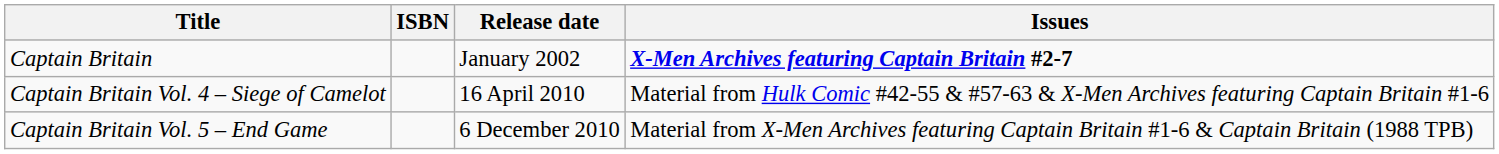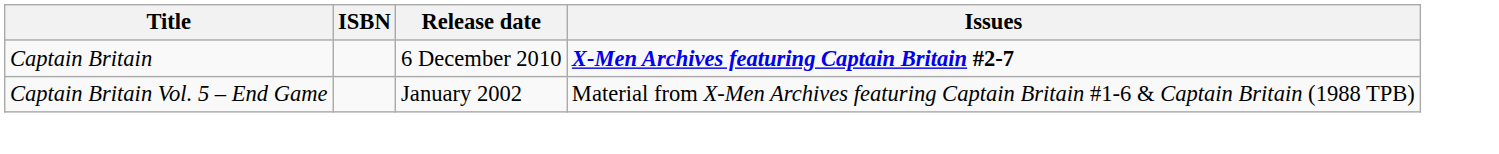(520, 58) January 2002 -> (481, 58) 6 December 2010
- row: (198, 93)
(540, 129) 6 December 2010 -> (462, 93) January 2002
